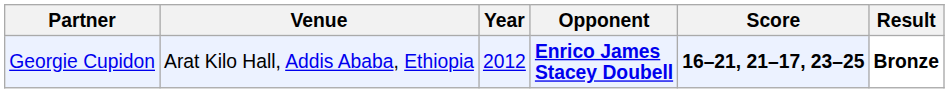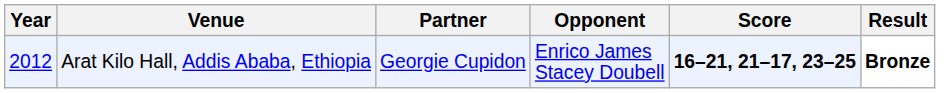columns swapped: (504, 20) <-> (82, 20)
(604, 62) bold -> (600, 62) normal
